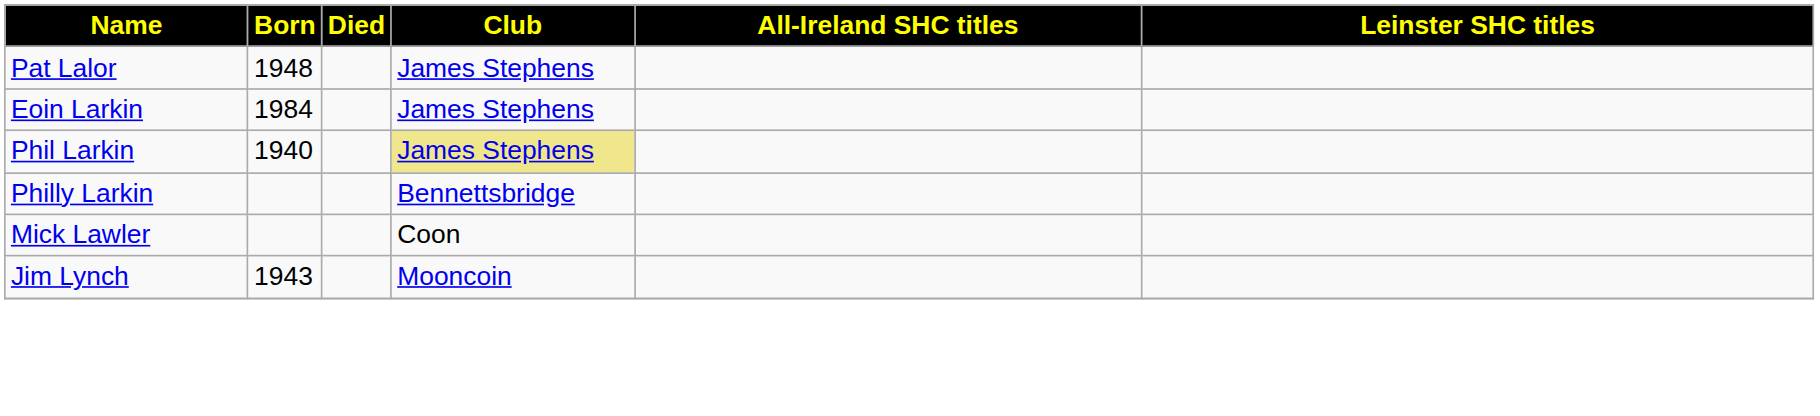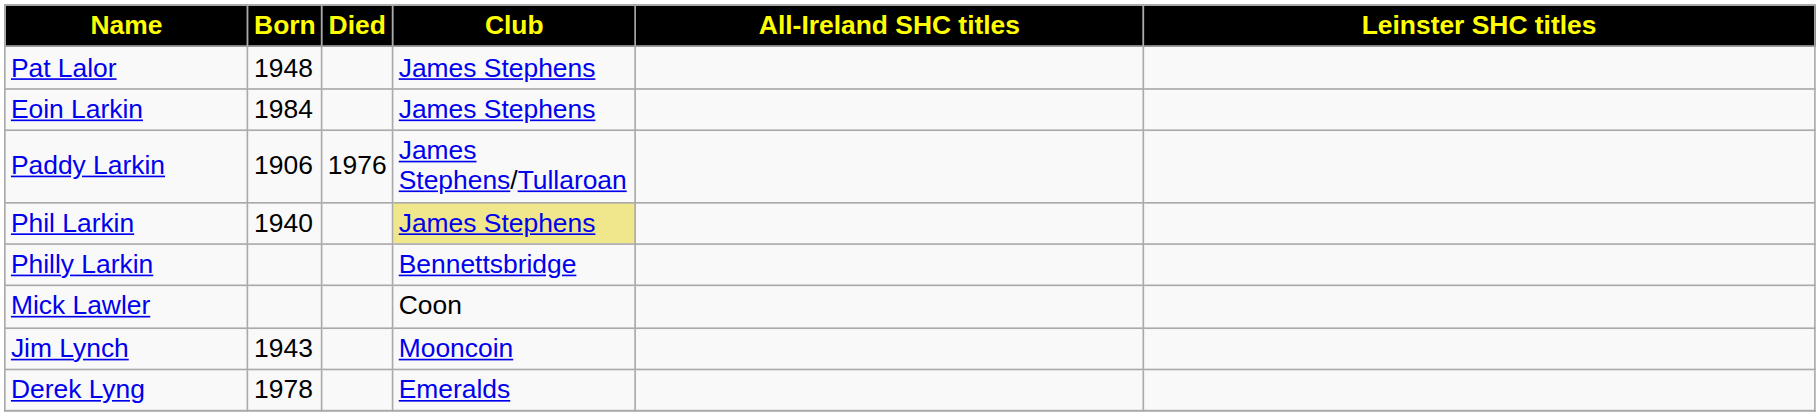+ row: (88, 165)
+ row: (78, 390)
